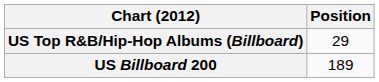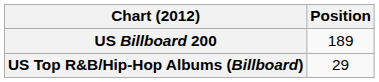rows swapped: (156, 65) <-> (156, 41)
